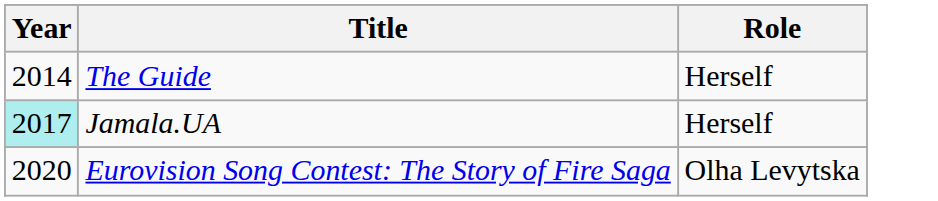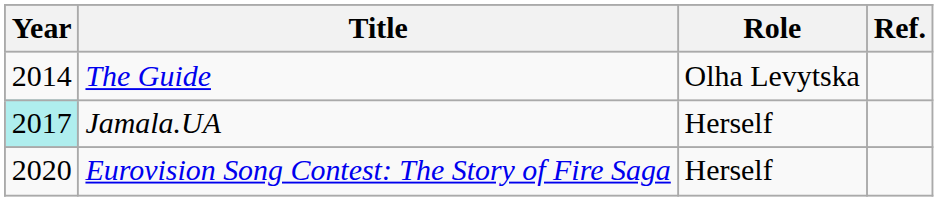+ column: (900, 28)
(729, 75) Herself -> (772, 75) Olha Levytska
(772, 170) Olha Levytska -> (729, 170) Herself
